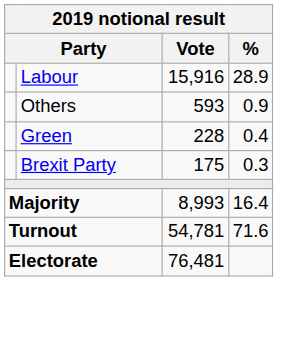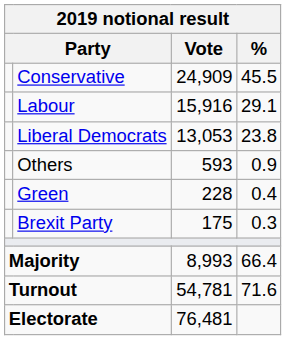+ row: (71, 77)
(251, 77) 28.9 -> (259, 106) 29.1
+ row: (92, 135)
(251, 202) 16.4 -> (259, 261) 66.4
